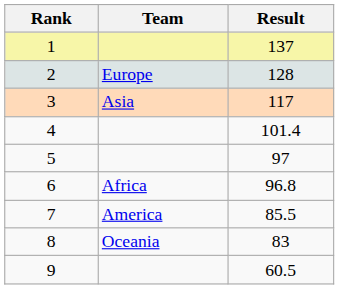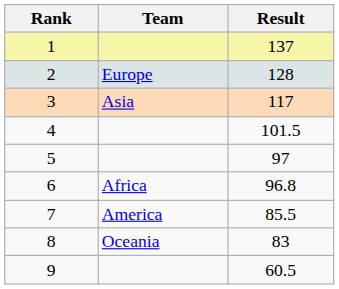(281, 130) 101.4 -> (281, 130) 101.5
